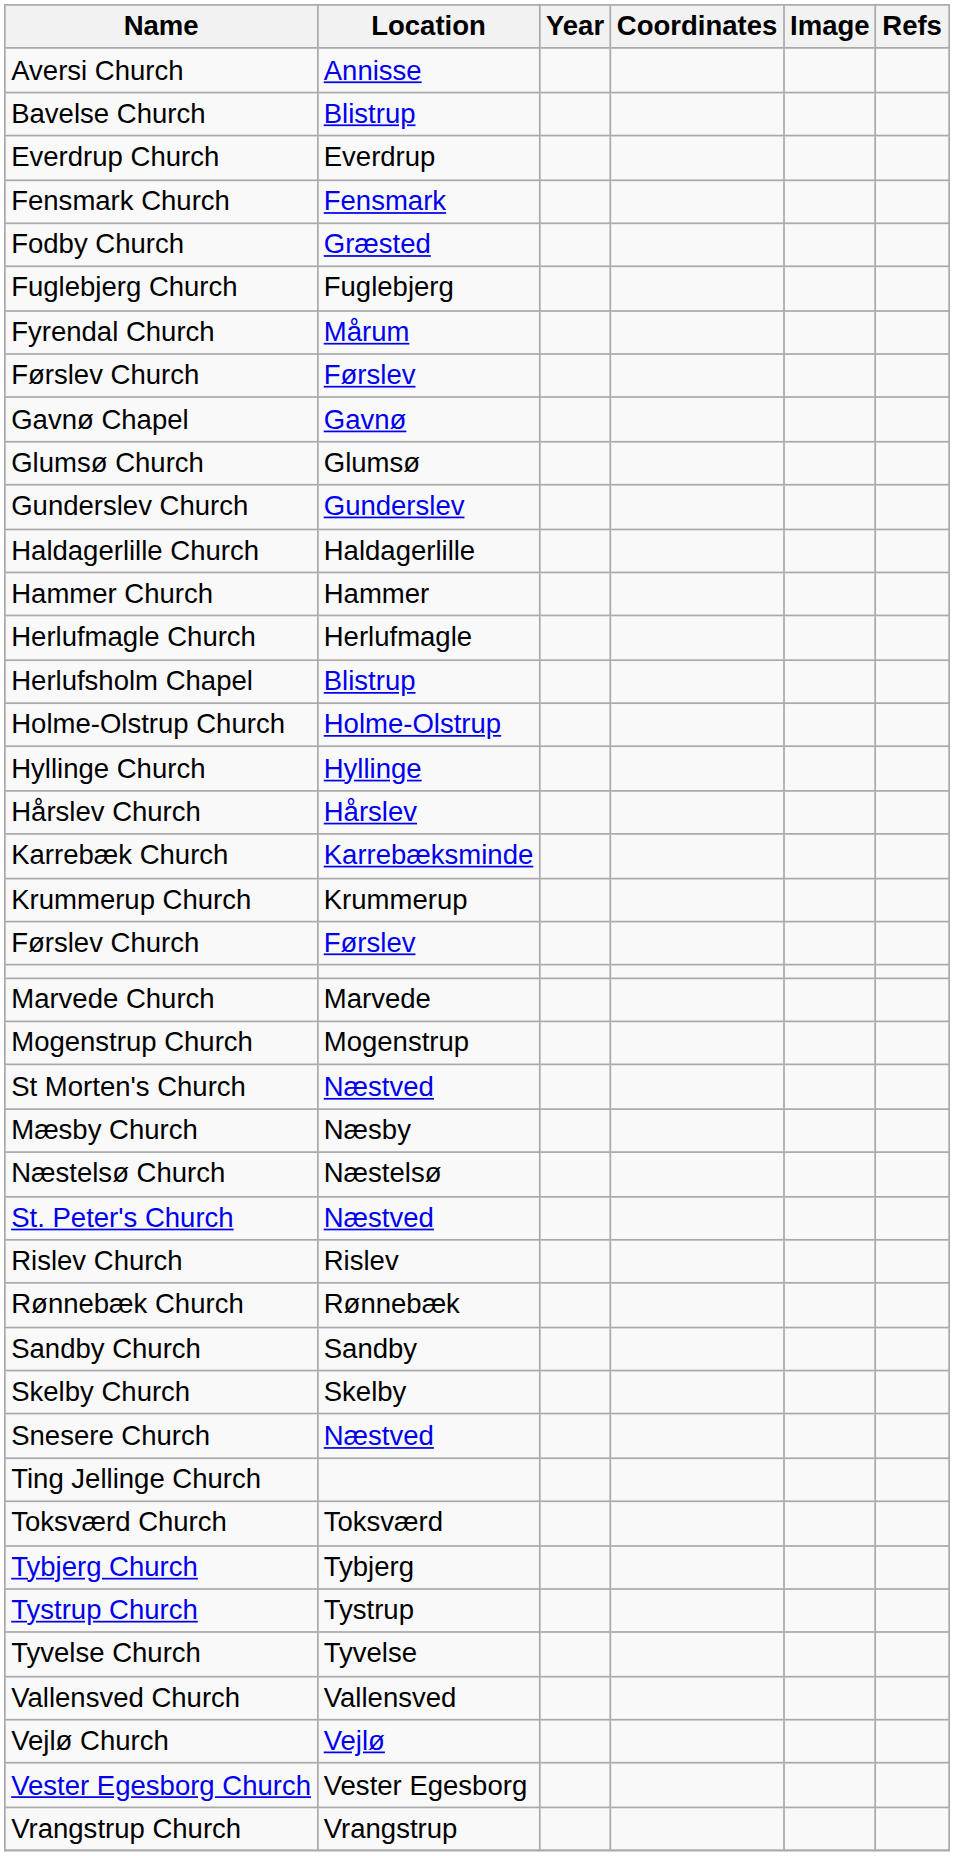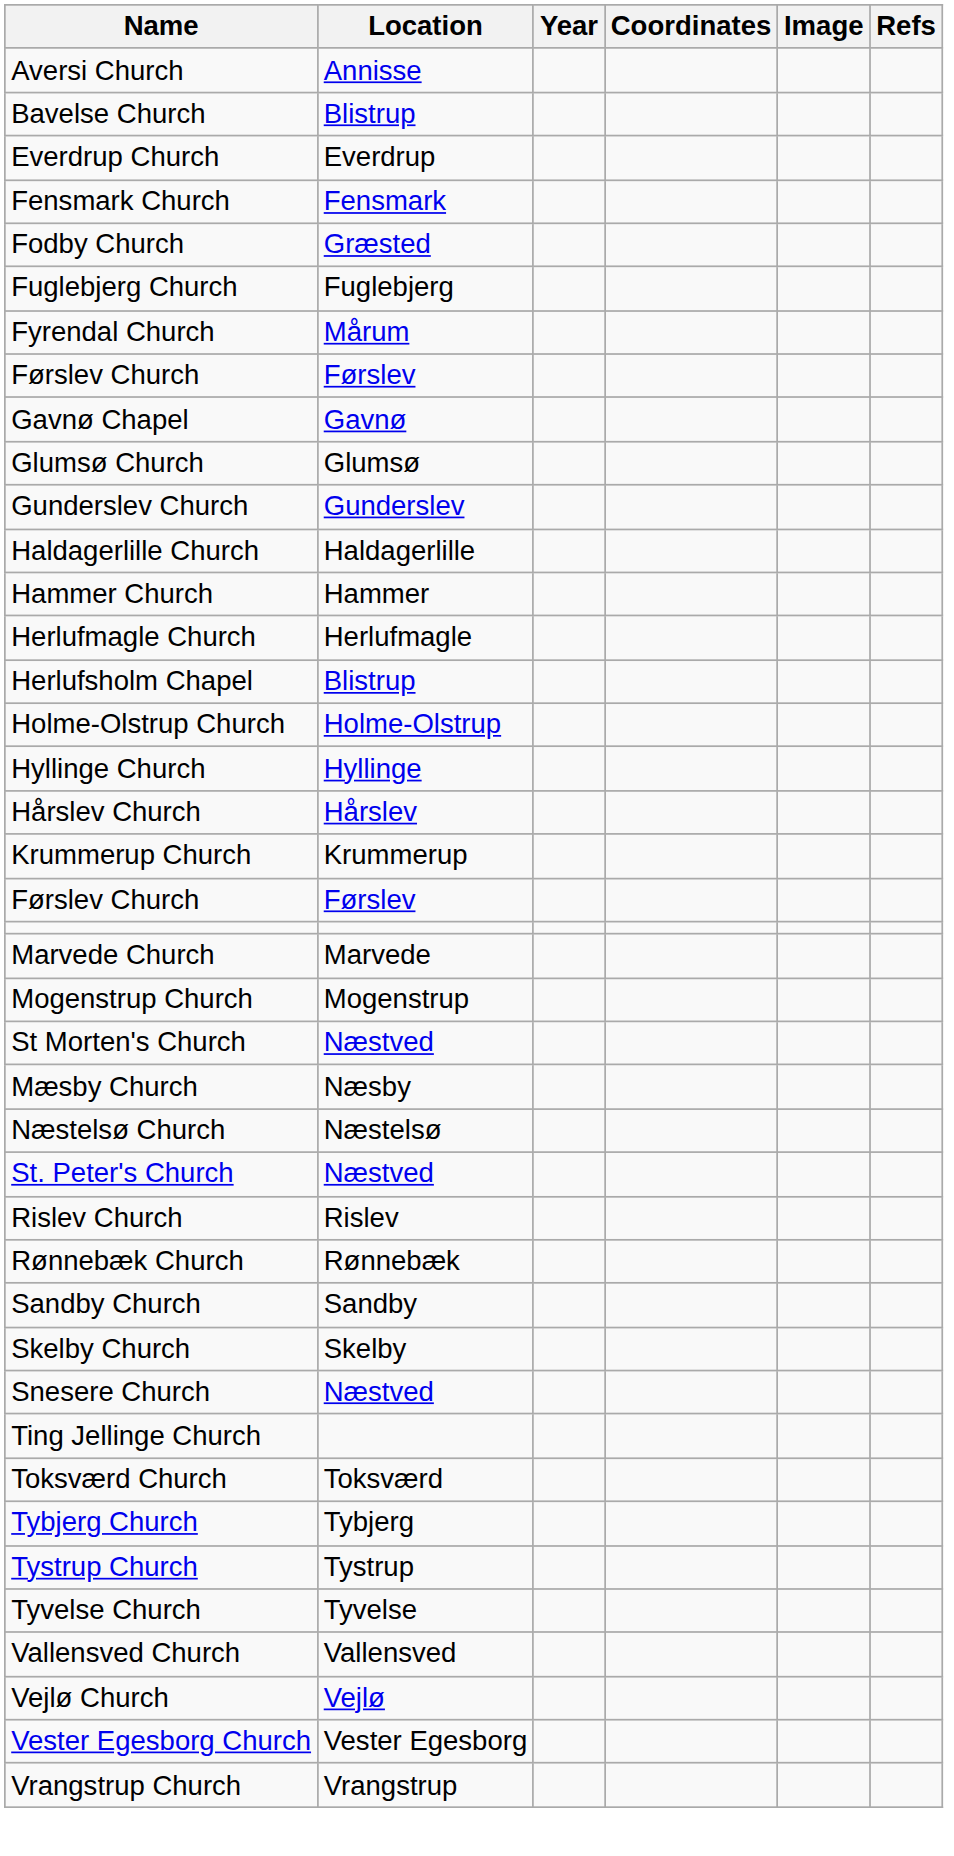- row: (120, 855)
